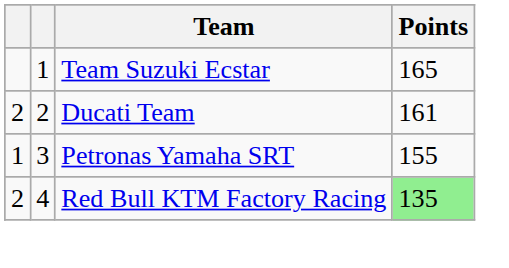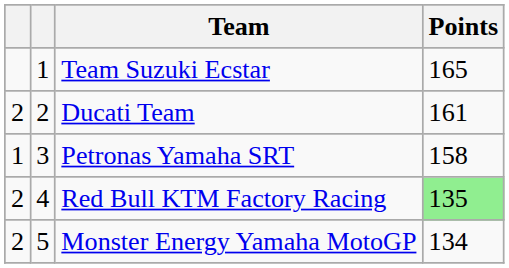(418, 155) 155 -> (448, 155) 158
+ row: (239, 241)
